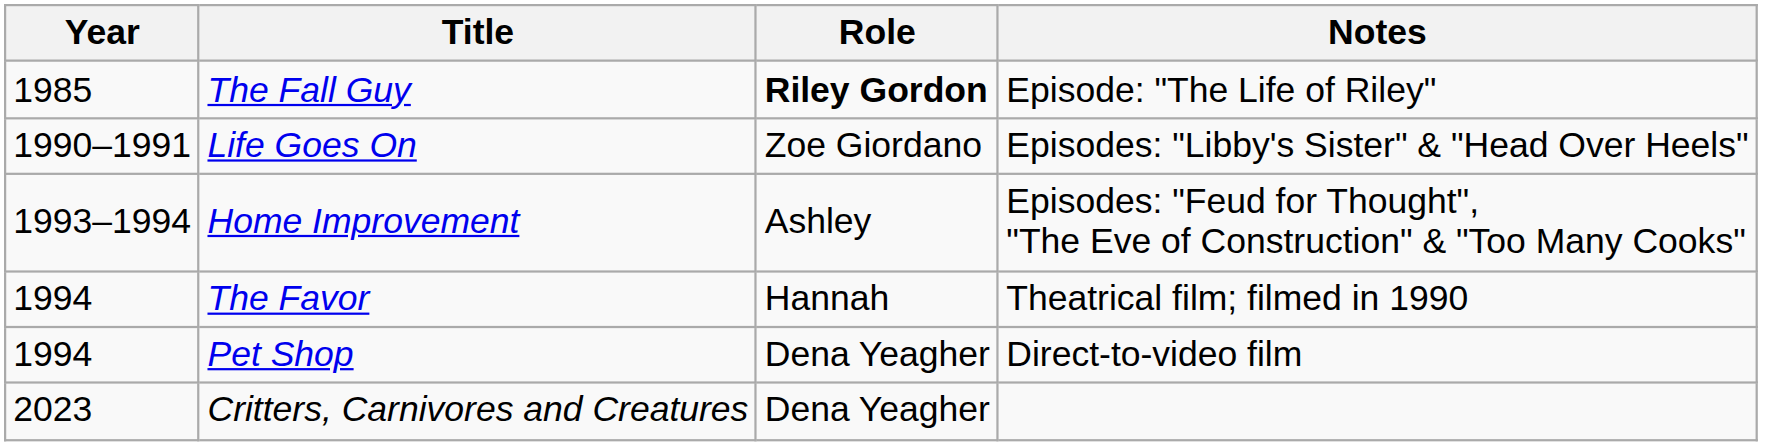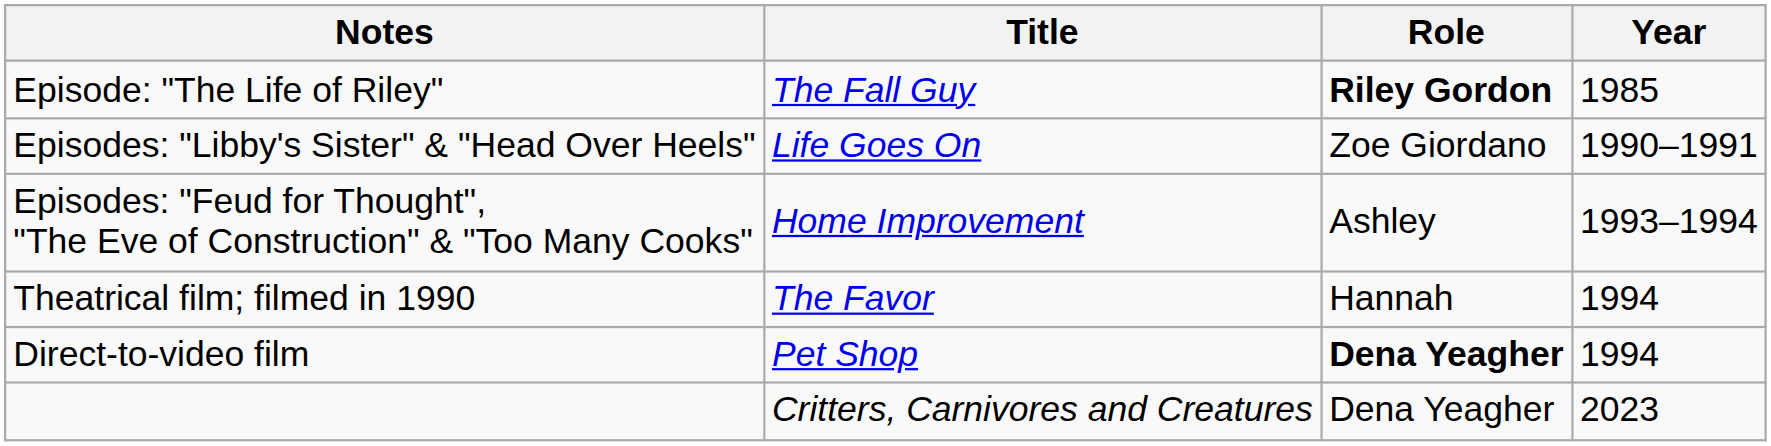columns swapped: (102, 32) <-> (1377, 32)
(877, 354) normal -> (1446, 354) bold
